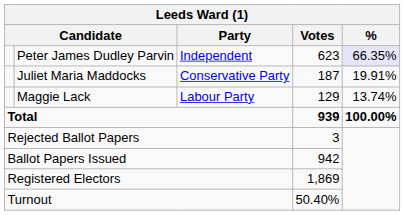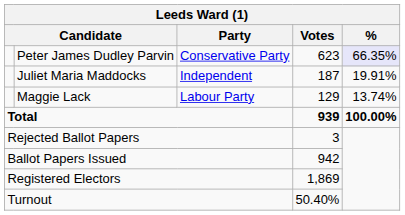(216, 55) Independent -> (235, 55) Conservative Party
(235, 76) Conservative Party -> (216, 76) Independent
